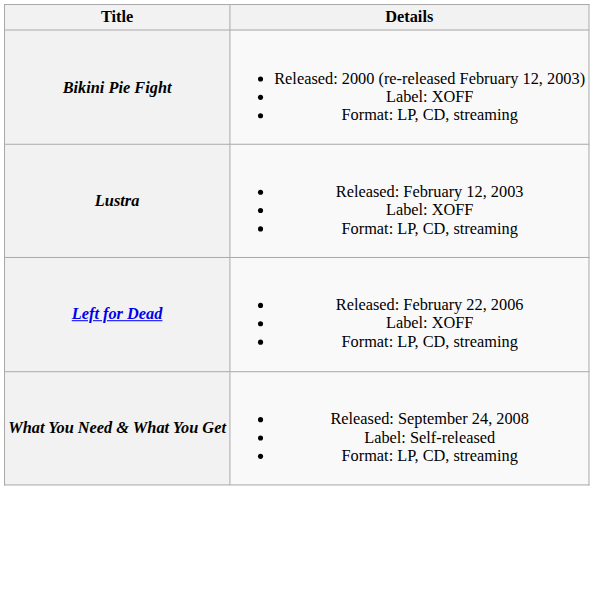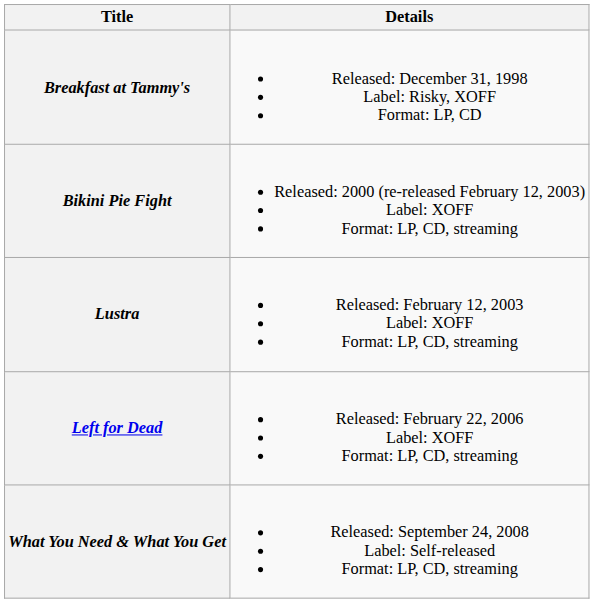+ row: (117, 87)
